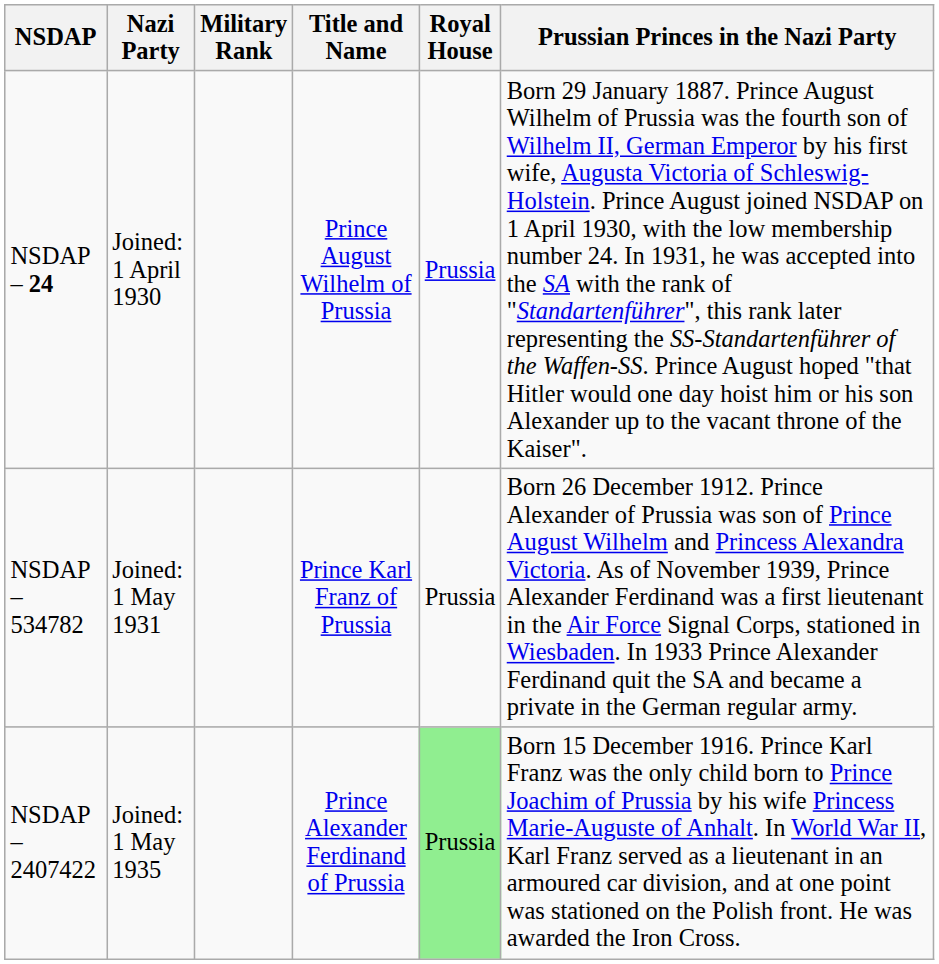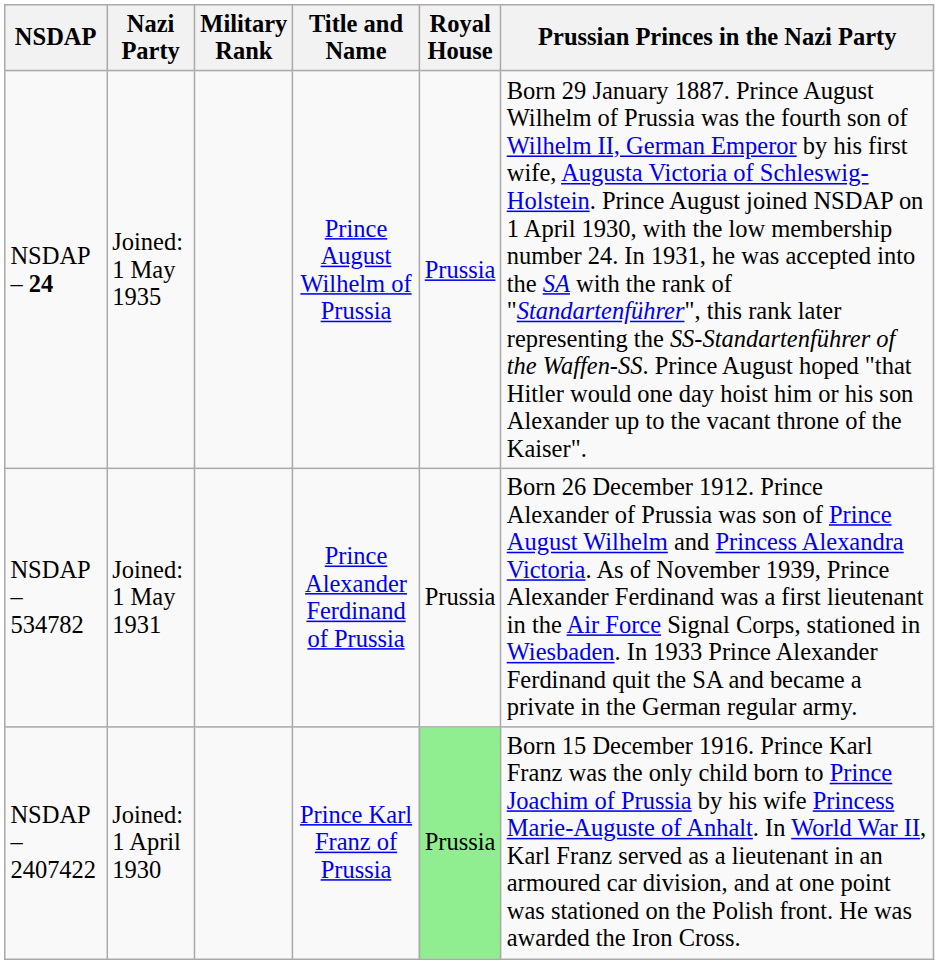(148, 269) Joined: 1 April 1930 -> (148, 269) Joined: 1 May 1935
(356, 597) Prince Karl Franz of Prussia -> (356, 597) Prince Alexander Ferdinand of Prussia
(148, 842) Joined: 1 May 1935 -> (148, 842) Joined: 1 April 1930
(356, 842) Prince Alexander Ferdinand of Prussia -> (356, 842) Prince Karl Franz of Prussia
